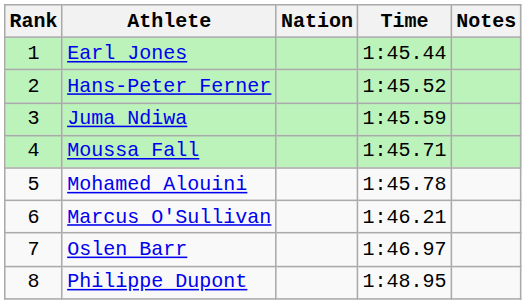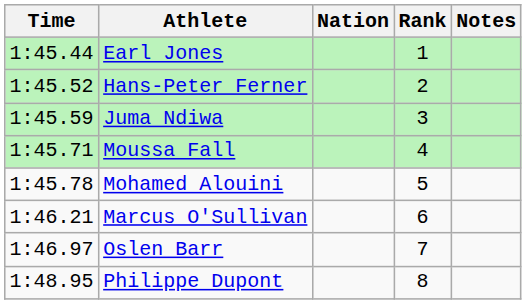columns swapped: (34, 21) <-> (405, 21)
